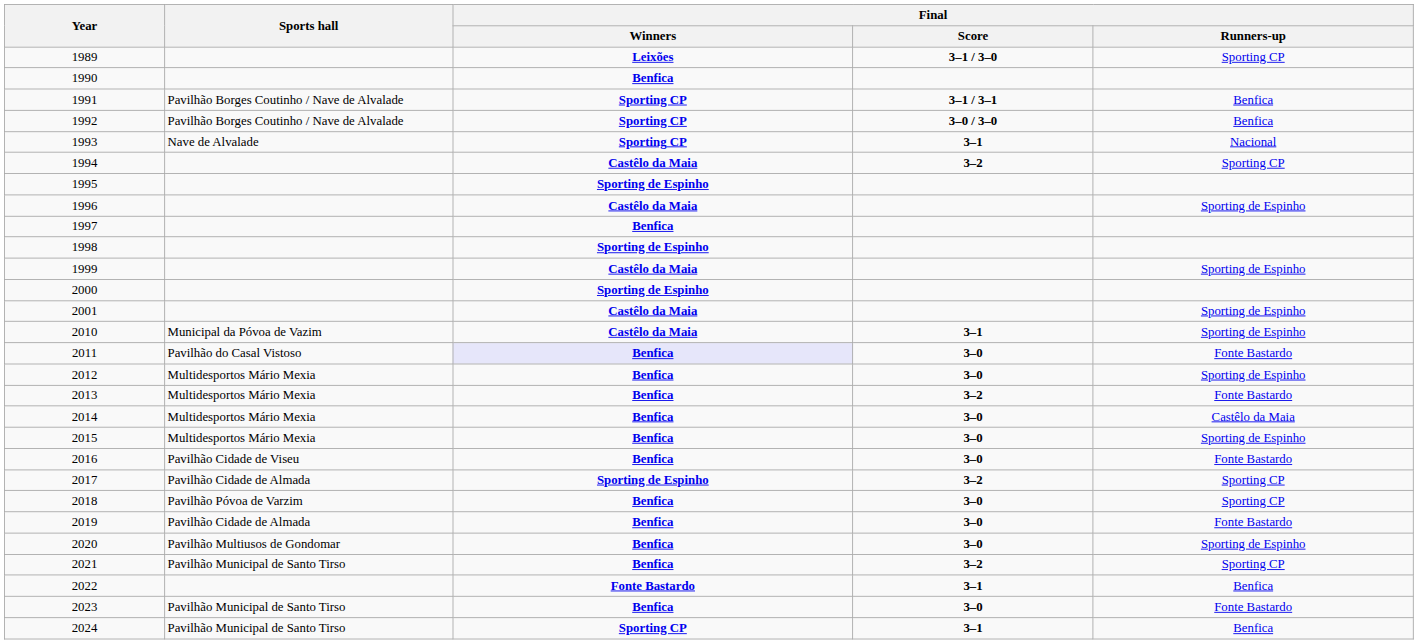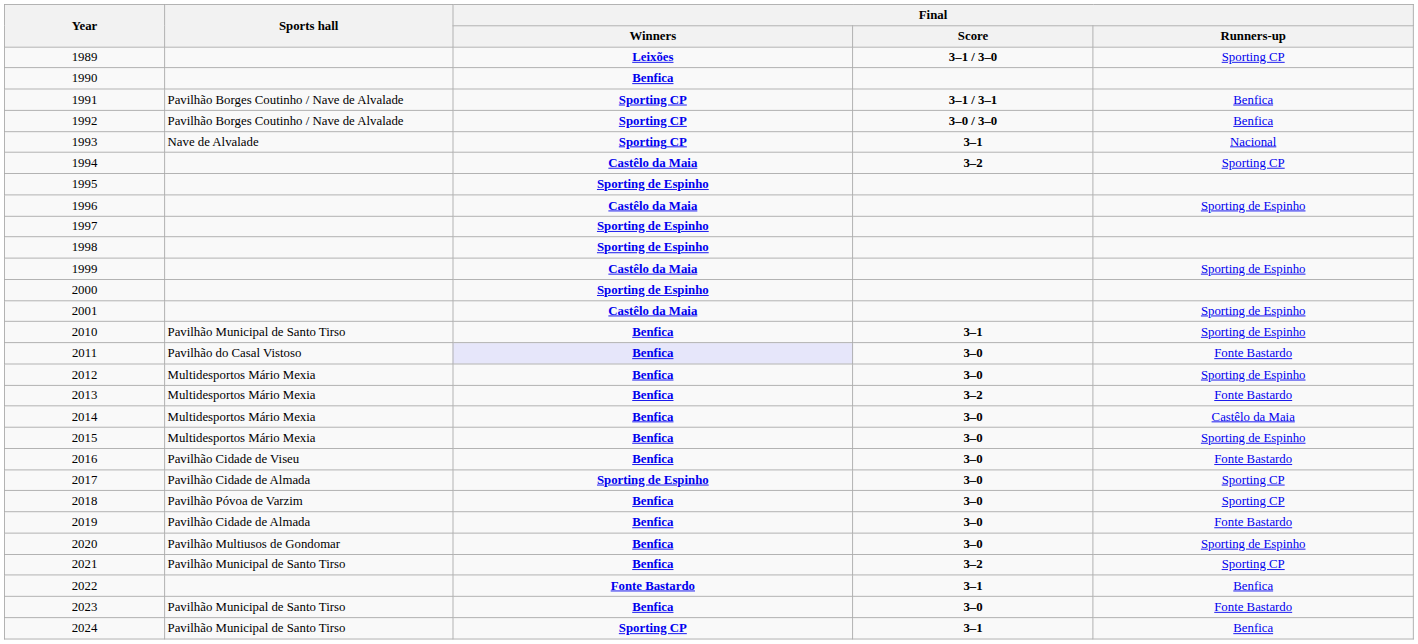(653, 226) Benfica -> (653, 226) Sporting de Espinho
(245, 332) Municipal da Póvoa de Vazim -> (256, 332) Pavilhão Municipal de Santo Tirso
(653, 332) Castêlo da Maia -> (653, 332) Benfica
(973, 480) 3–2 -> (973, 480) 3–0
